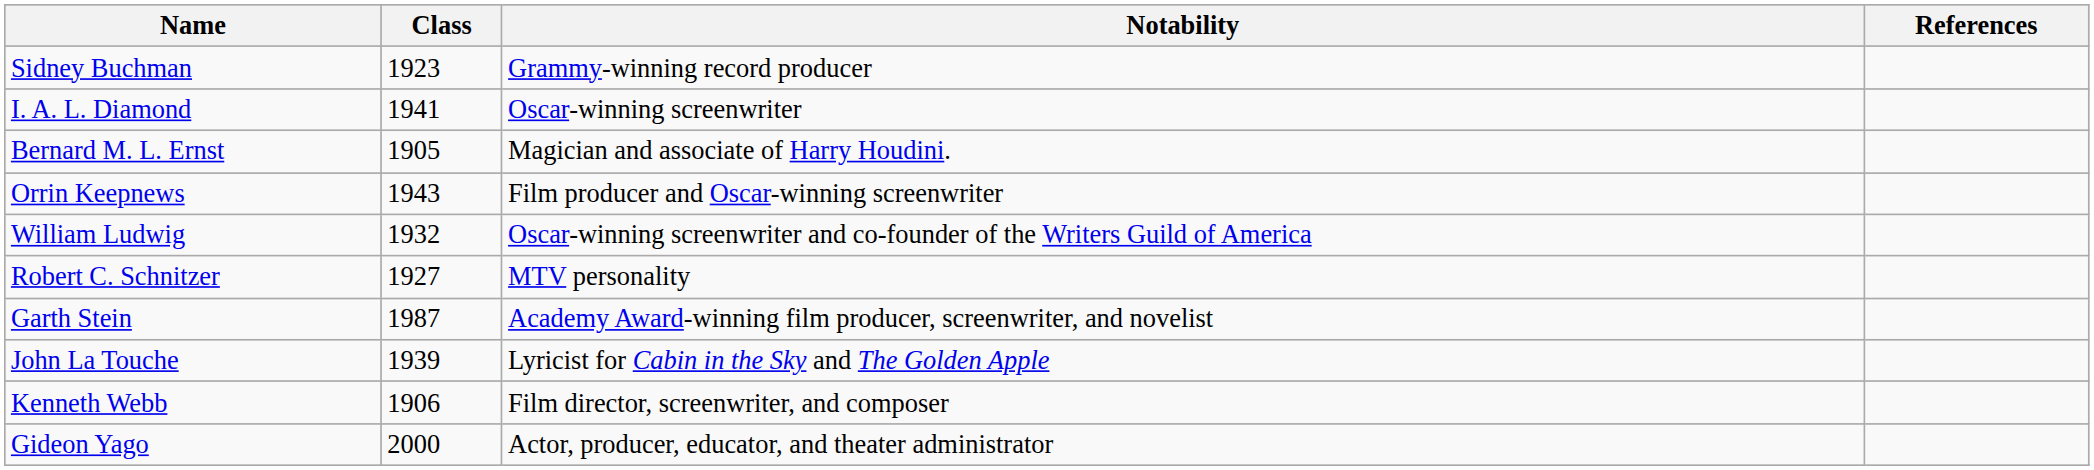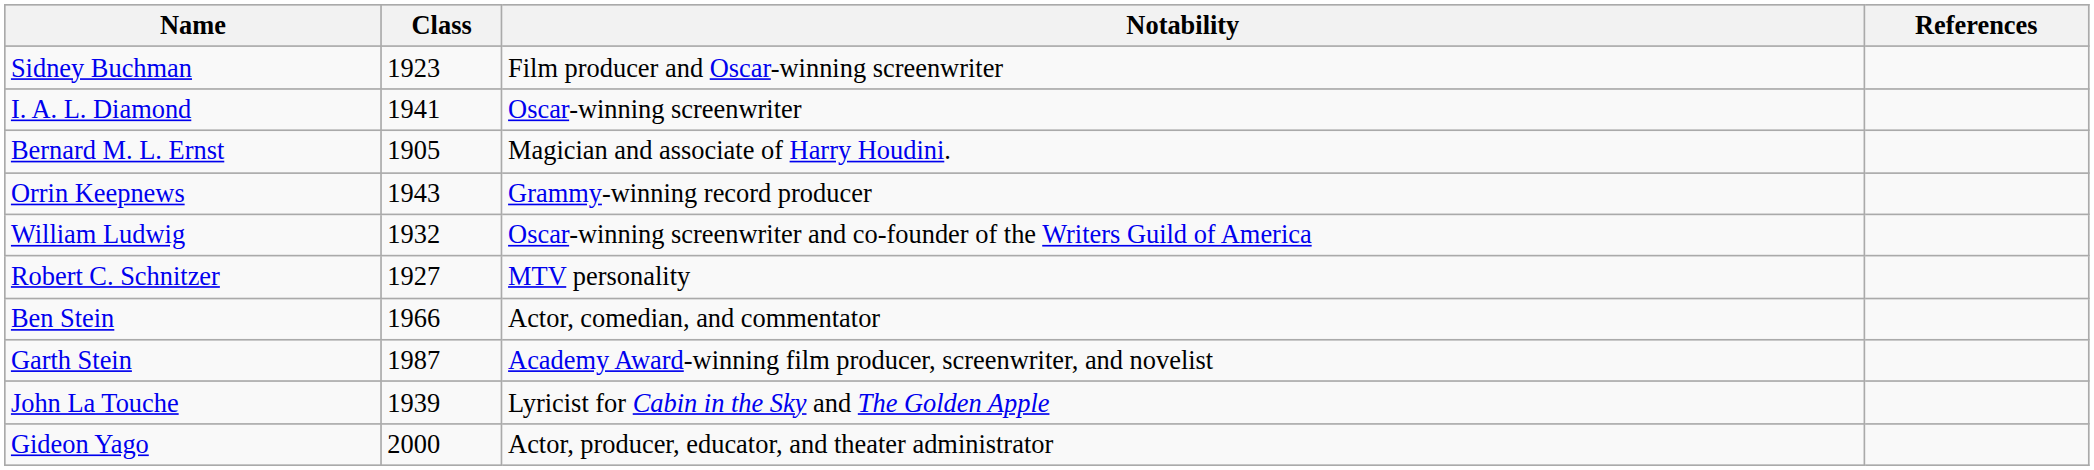(690, 67) Grammy-winning record producer -> (756, 67) Film producer and Oscar-winning screenwriter
(756, 192) Film producer and Oscar-winning screenwriter -> (690, 192) Grammy-winning record producer
+ row: (63, 318)
- row: (89, 402)
